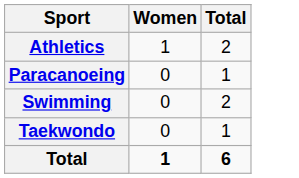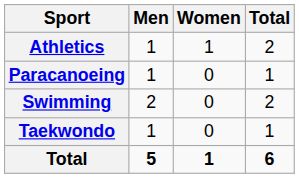+ column: (151, 18)
